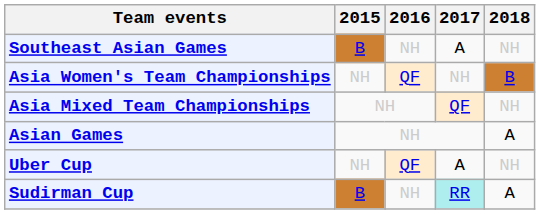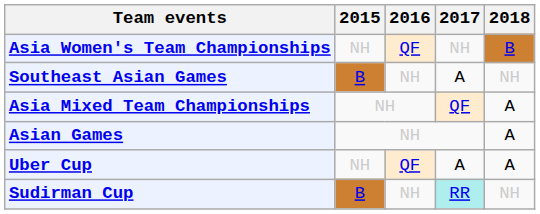rows swapped: (118, 48) <-> (170, 77)
(510, 106) NH -> (510, 106) A
(510, 164) NH -> (510, 164) A
(510, 194) A -> (510, 194) NH
